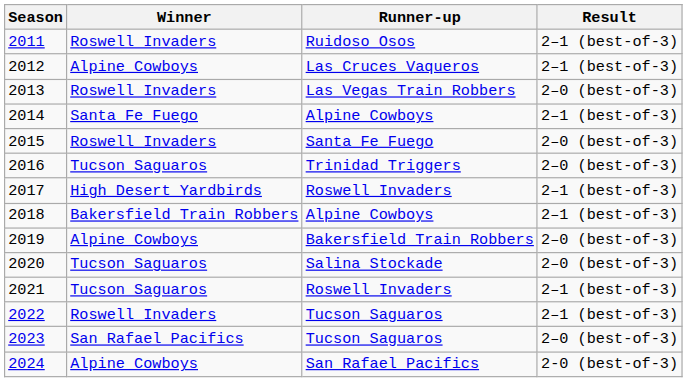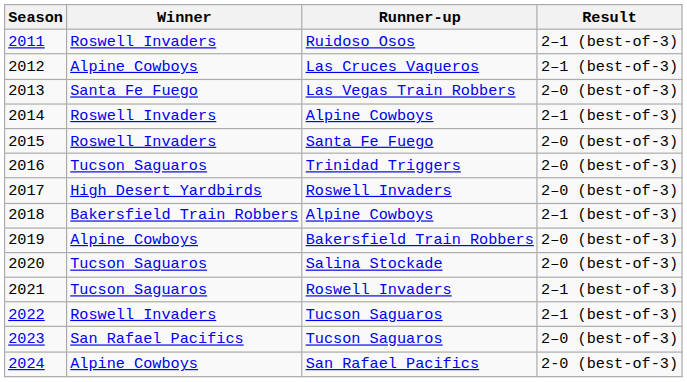(143, 91) Roswell Invaders -> (134, 91) Santa Fe Fuego
(134, 116) Santa Fe Fuego -> (143, 116) Roswell Invaders
(610, 191) 2–1 (best-of-3) -> (610, 191) 2–0 (best-of-3)
